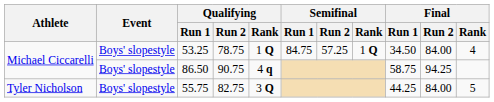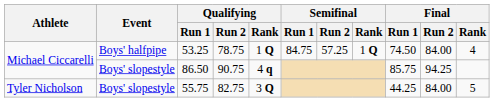(137, 50) Boys' slopestyle -> (133, 50) Boys' halfpipe
(403, 50) 34.50 -> (403, 50) 74.50
(403, 69) 58.75 -> (403, 69) 85.75
